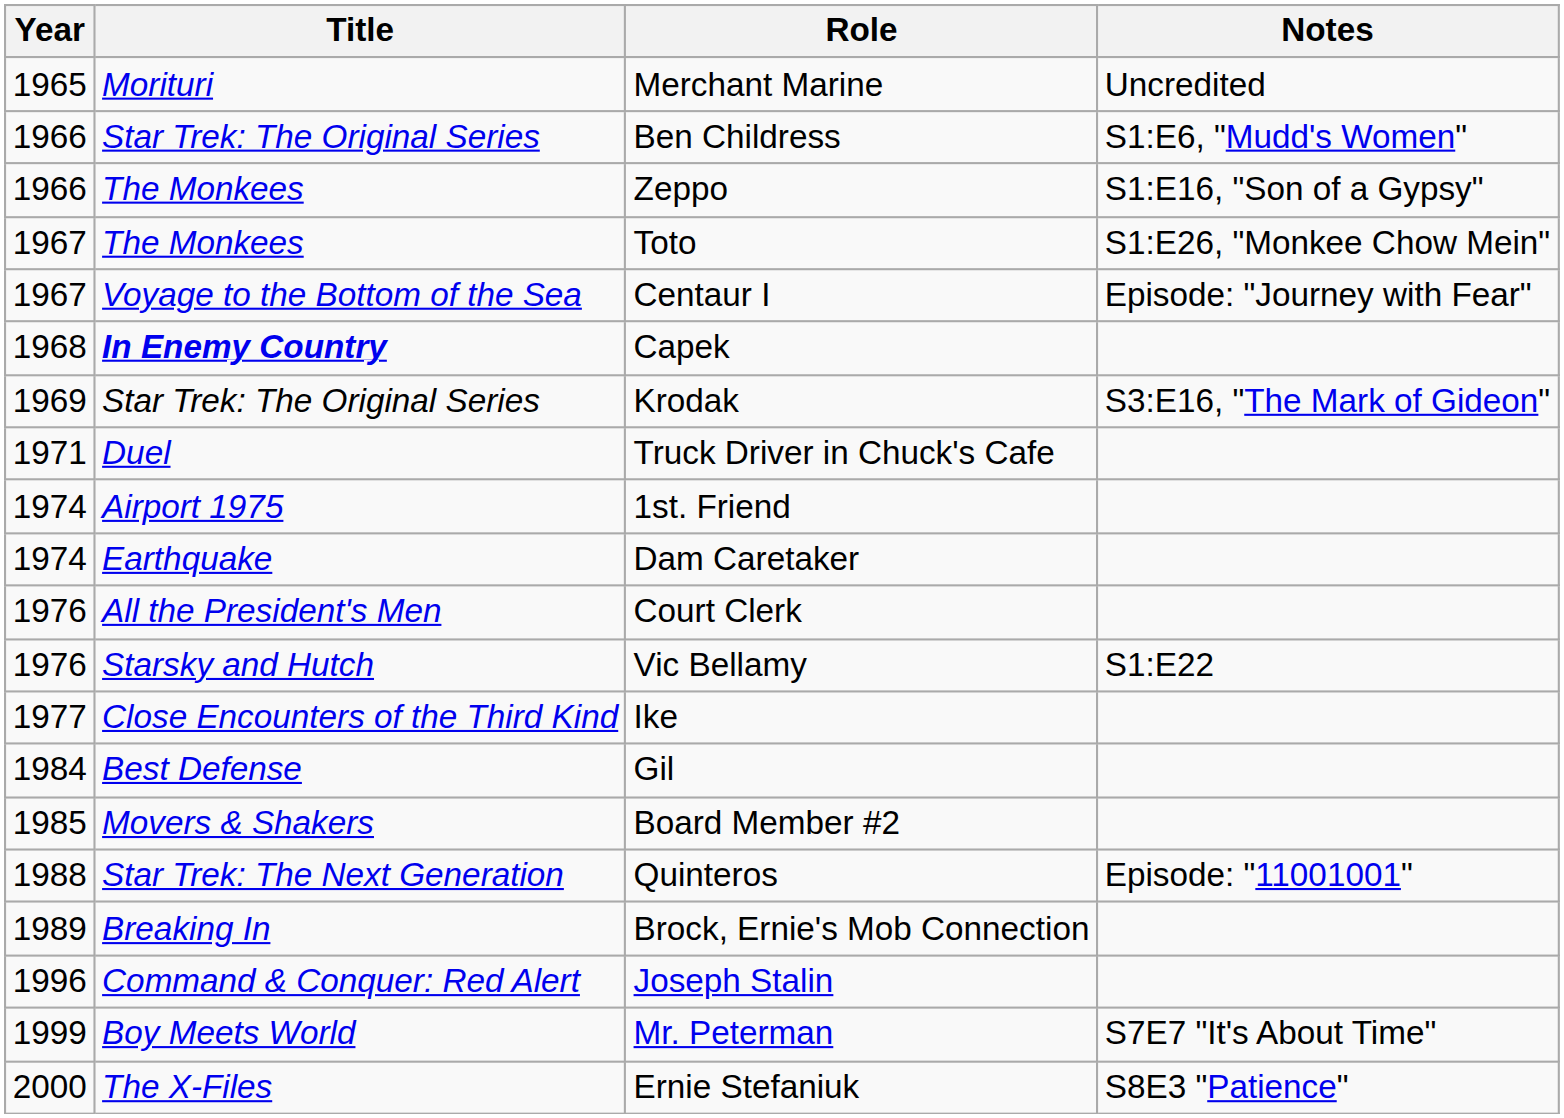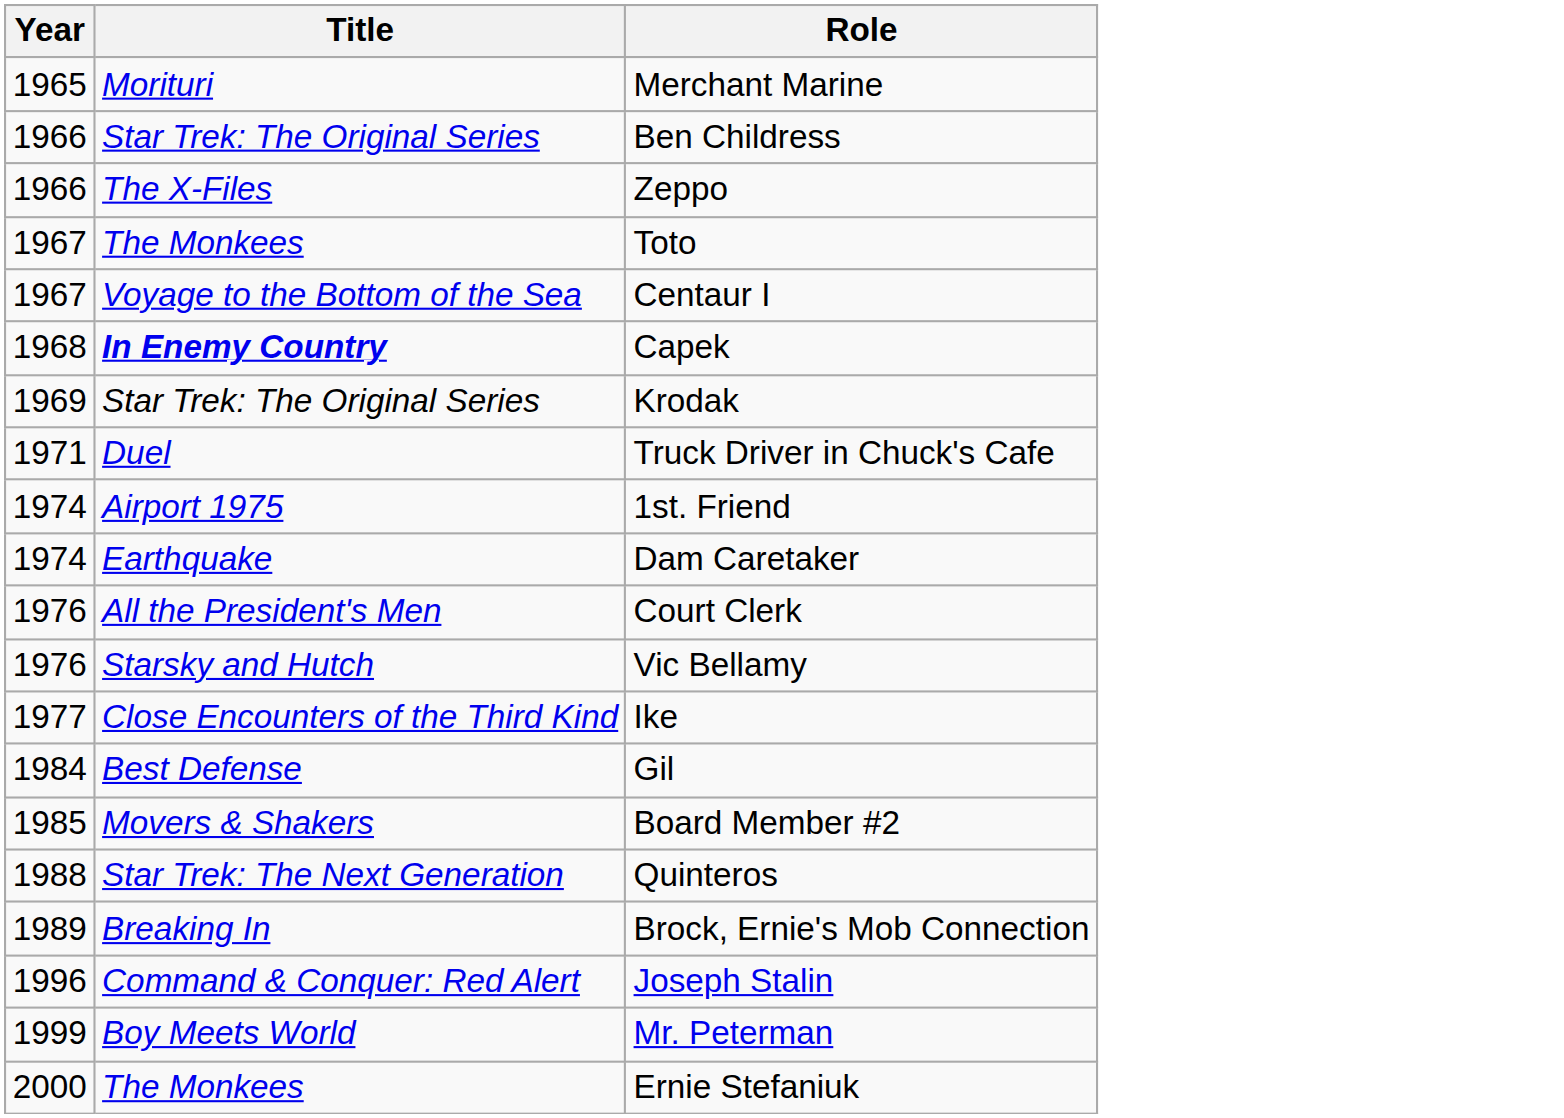- column: (1327, 30)
(203, 189) The Monkees -> (187, 189) The X-Files
(187, 1086) The X-Files -> (203, 1086) The Monkees
